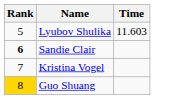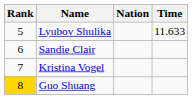+ column: (133, 13)
(132, 31) 11.603 -> (170, 31) 11.633
(20, 49) bold -> (20, 49) normal
